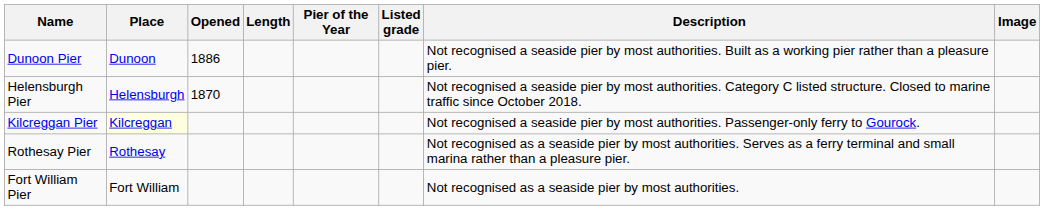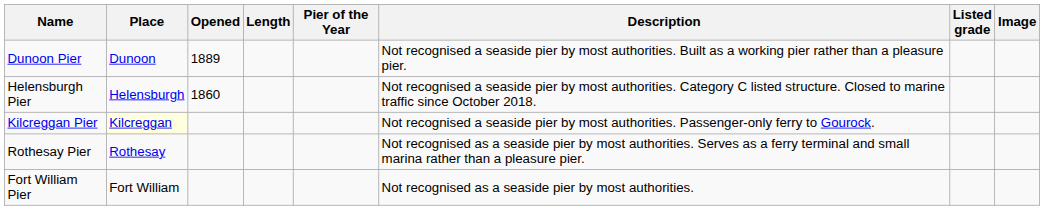columns swapped: (401, 22) <-> (709, 22)
(205, 58) 1886 -> (205, 58) 1889
(205, 94) 1870 -> (205, 94) 1860
